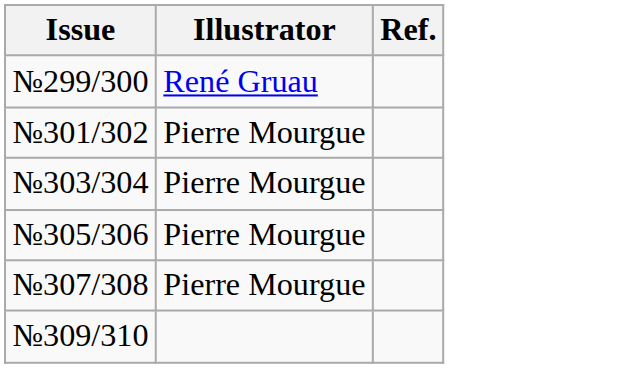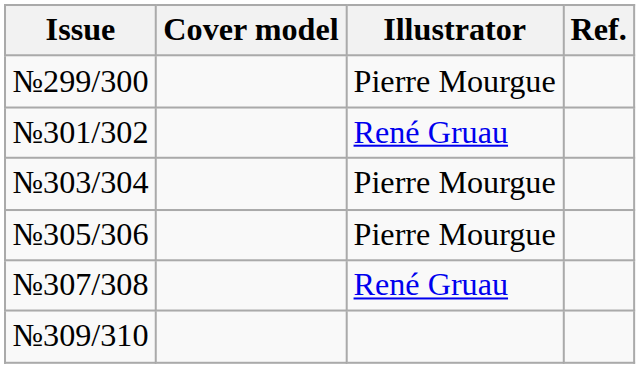+ column: (251, 30)
(241, 81) René Gruau -> (455, 81) Pierre Mourgue
(264, 132) Pierre Mourgue -> (431, 132) René Gruau
(264, 285) Pierre Mourgue -> (431, 285) René Gruau
